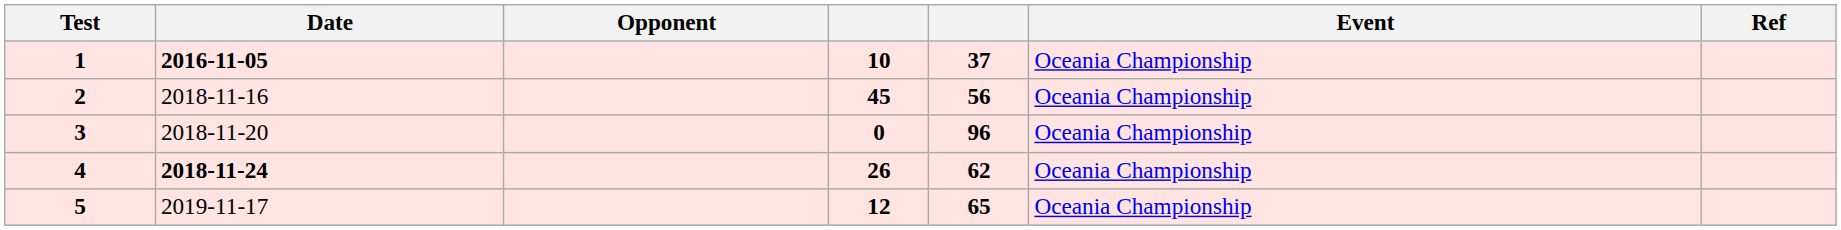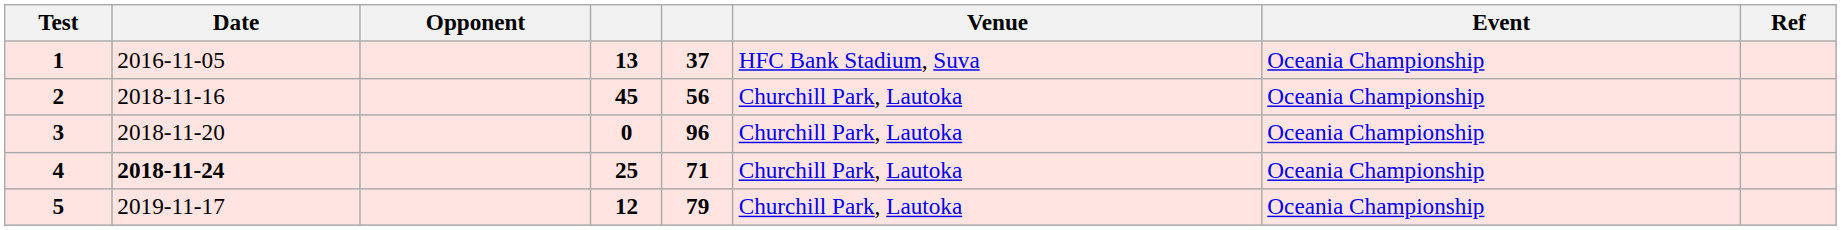+ column: (998, 22)
(214, 59) bold -> (171, 59) normal
(879, 59) 10 -> (627, 59) 13
(879, 170) 26 -> (627, 170) 25
(979, 170) 62 -> (698, 170) 71
(979, 206) 65 -> (698, 206) 79
